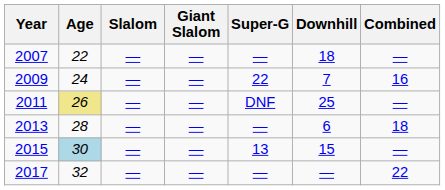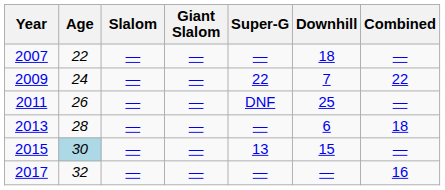(400, 79) 16 -> (400, 79) 22
(80, 102) khaki background -> (80, 102) no background
(400, 172) 22 -> (400, 172) 16
